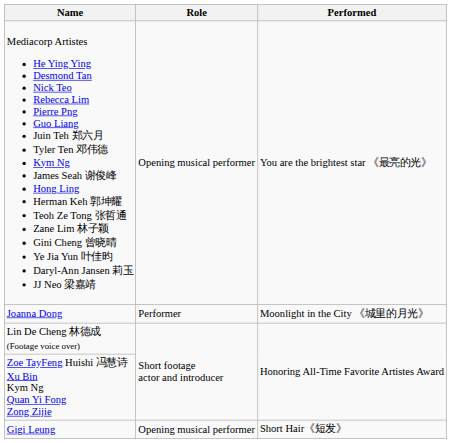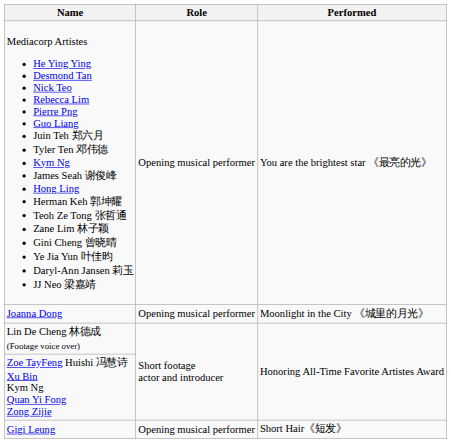(160, 313) Performer -> (197, 313) Opening musical performer
